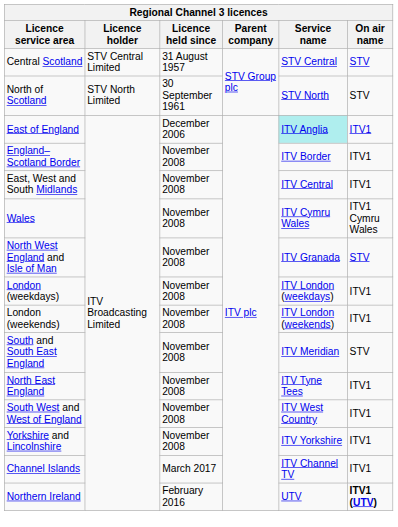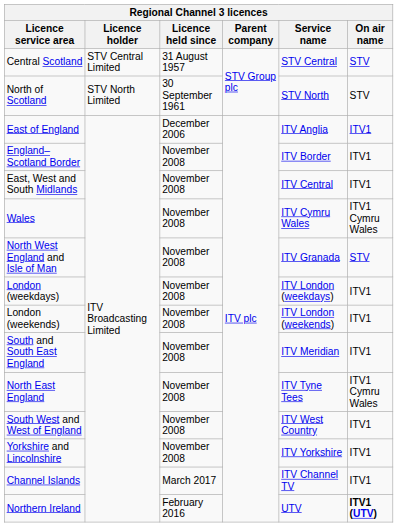(305, 129) paleturquoise background -> (305, 129) no background
(360, 352) STV -> (360, 352) ITV1
(360, 386) ITV1 -> (365, 391) ITV1 Cymru Wales
